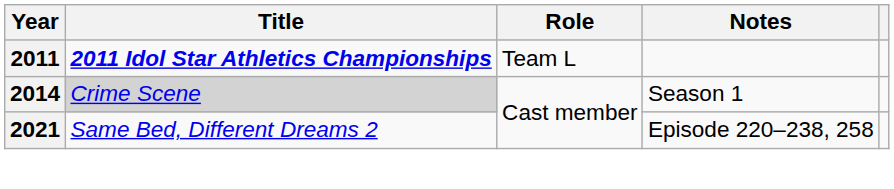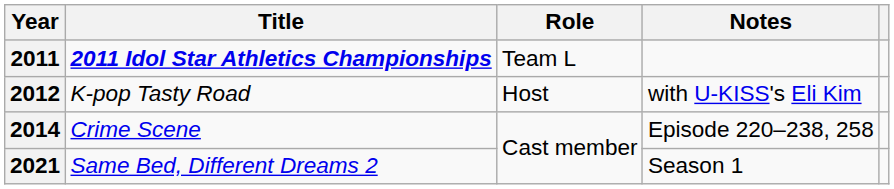+ row: (35, 93)
(136, 93) lightgrey background -> (136, 129) no background
(696, 93) Season 1 -> (761, 129) Episode 220–238, 258
(761, 129) Episode 220–238, 258 -> (696, 165) Season 1
